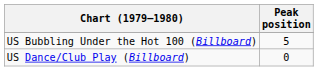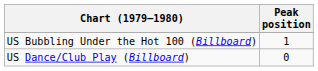(286, 41) 5 -> (286, 41) 1
